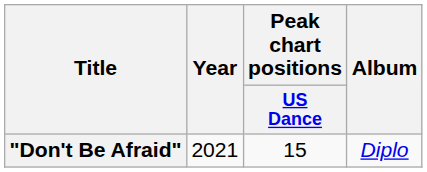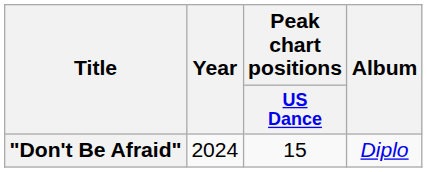(215, 150) 2021 -> (215, 150) 2024
